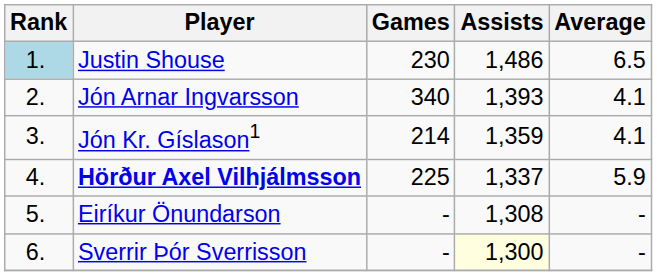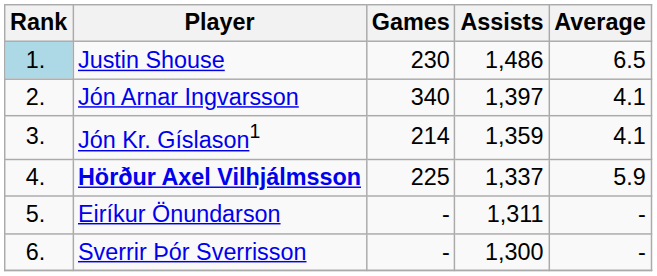(511, 97) 1,393 -> (511, 97) 1,397
(511, 214) 1,308 -> (512, 214) 1,311
(511, 251) lightyellow background -> (511, 251) no background
